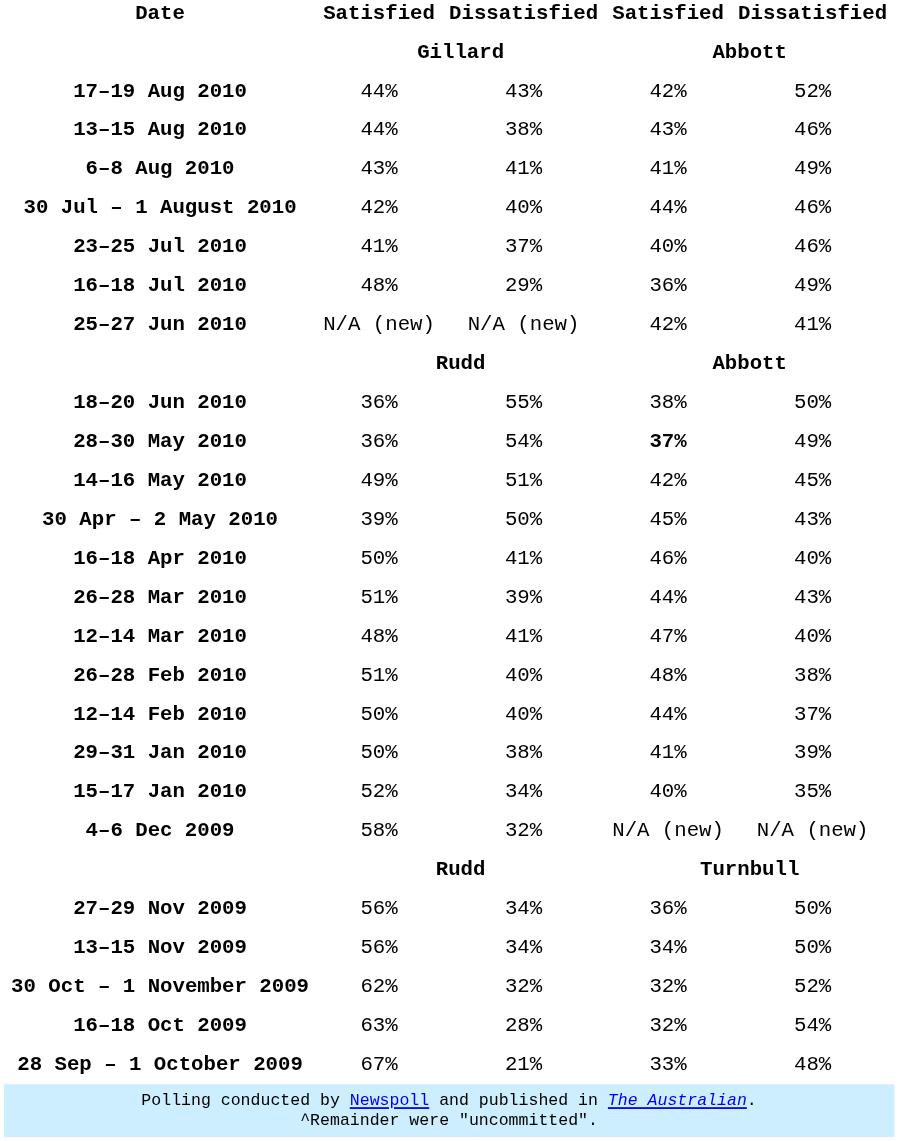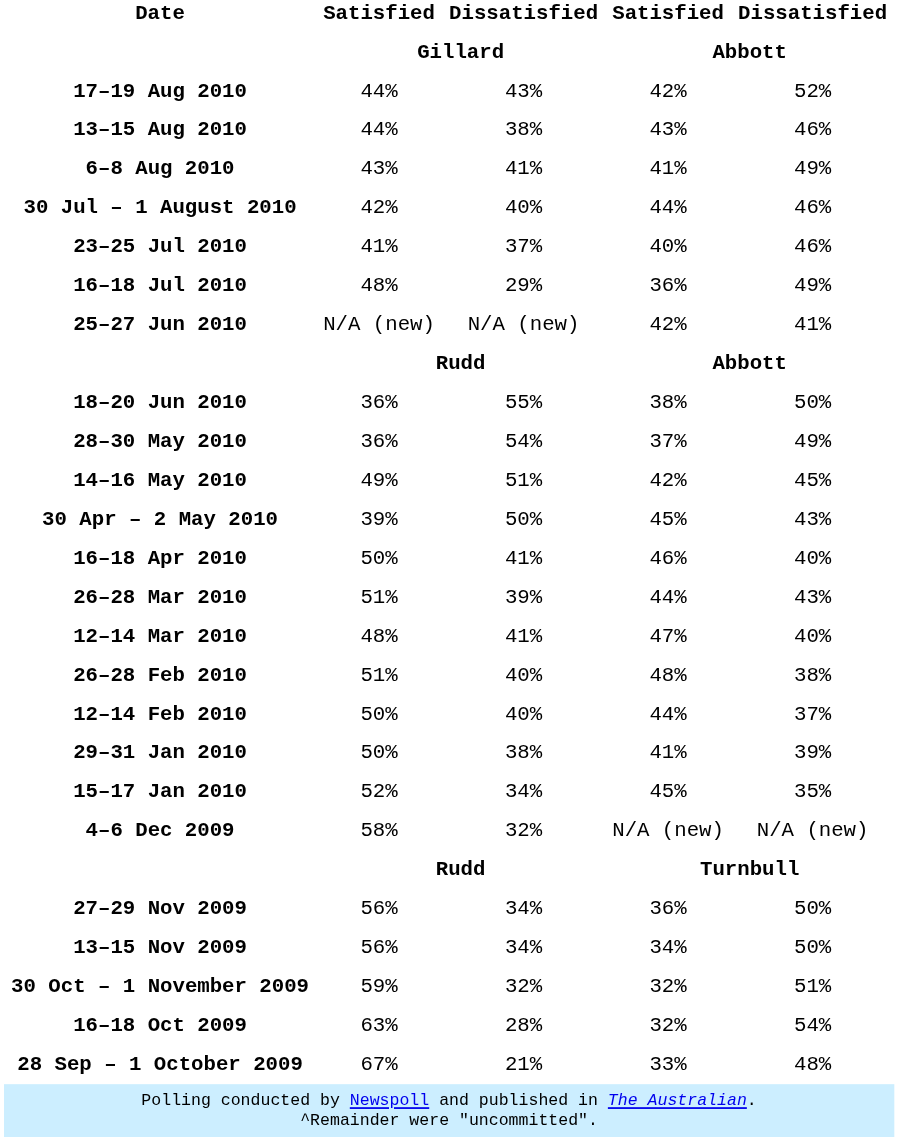(668, 441) bold -> (668, 441) normal
(668, 792) 40% -> (668, 792) 45%
(379, 986) 62% -> (379, 986) 59%
(813, 986) 52% -> (813, 986) 51%
